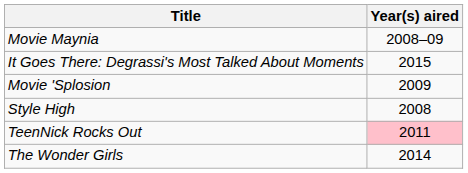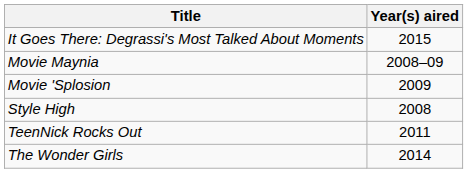rows swapped: (186, 62) <-> (53, 39)
(415, 132) pink background -> (415, 132) no background
